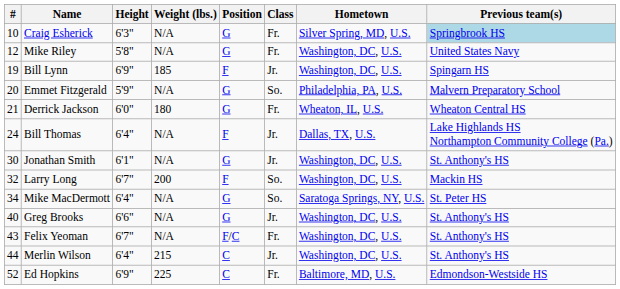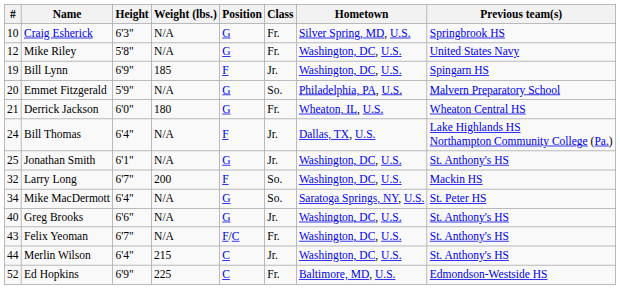(467, 33) lightblue background -> (467, 33) no background
(13, 160) 30 -> (13, 160) 25
